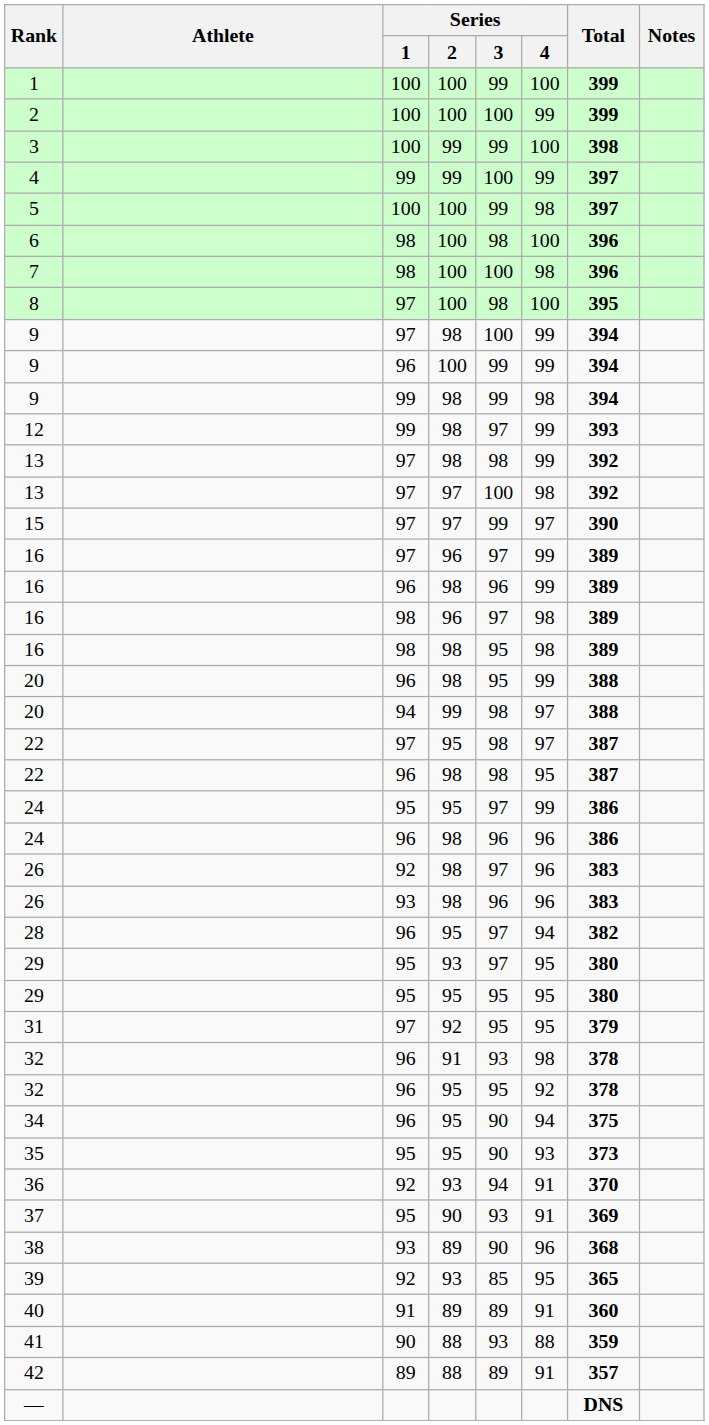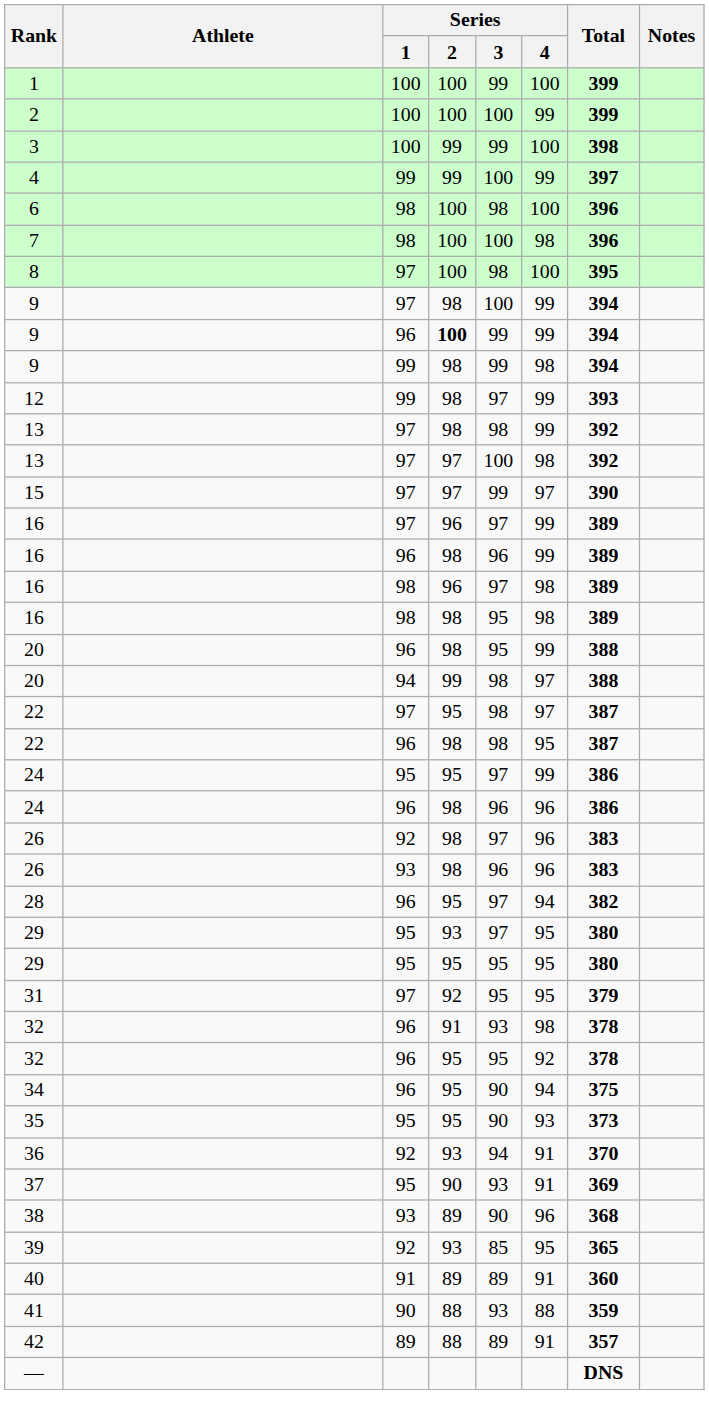- row: (34, 209)
(452, 366) normal -> (452, 334) bold
